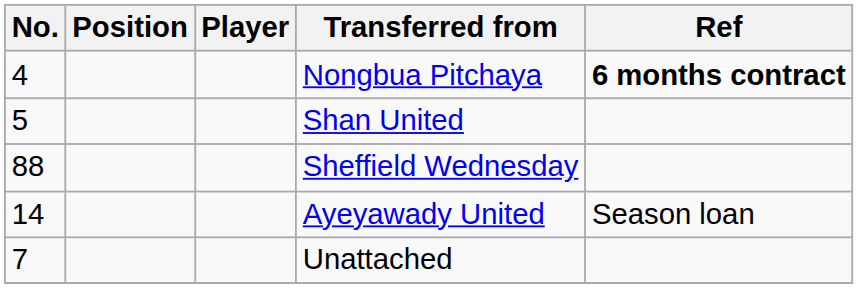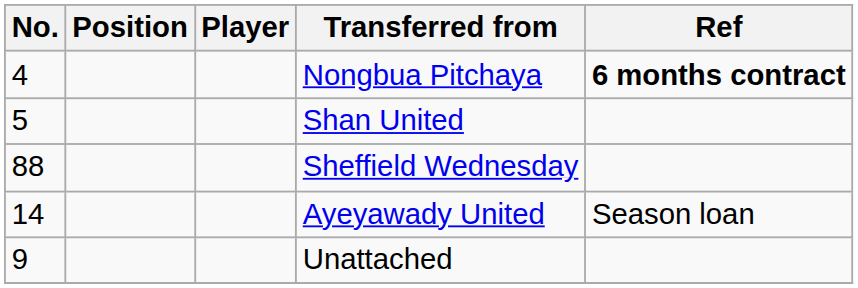(20, 259) 7 -> (20, 259) 9
